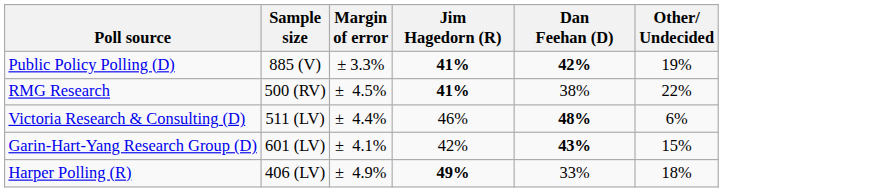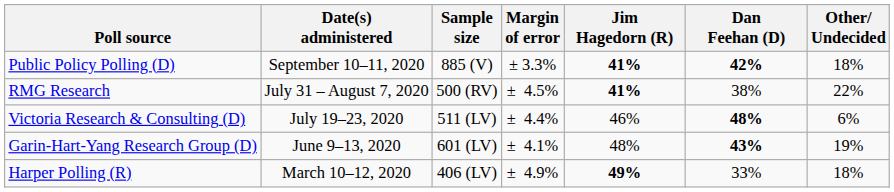+ column: (347, 28)
(677, 64) 19% -> (848, 64) 18%
(453, 146) 42% -> (625, 146) 48%
(677, 146) 15% -> (848, 146) 19%
